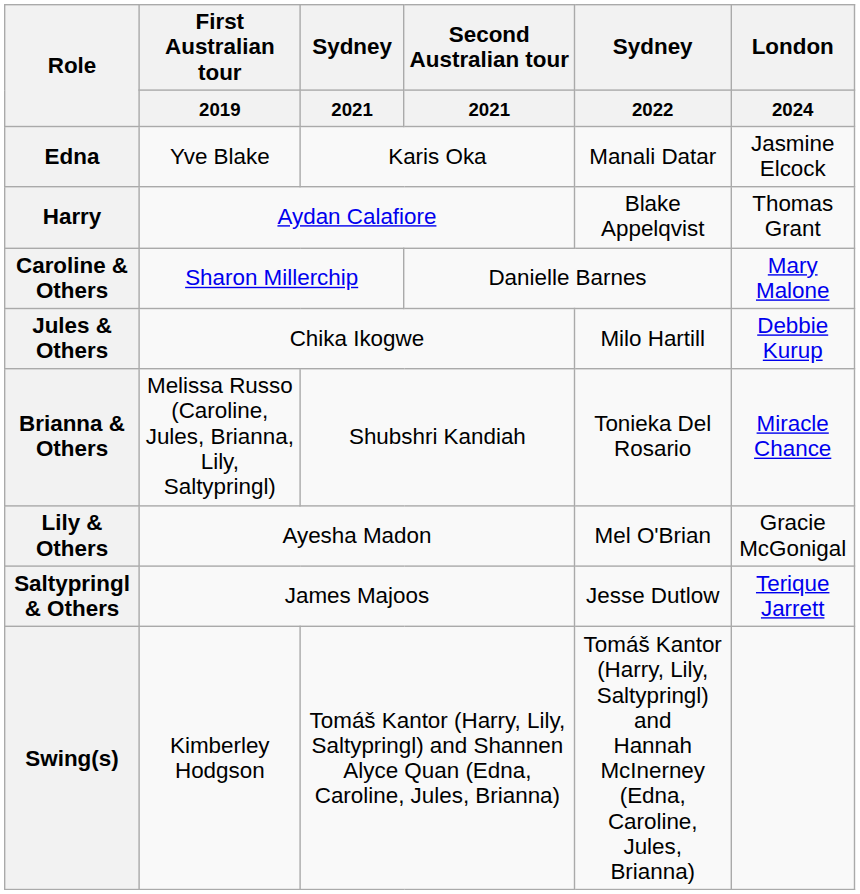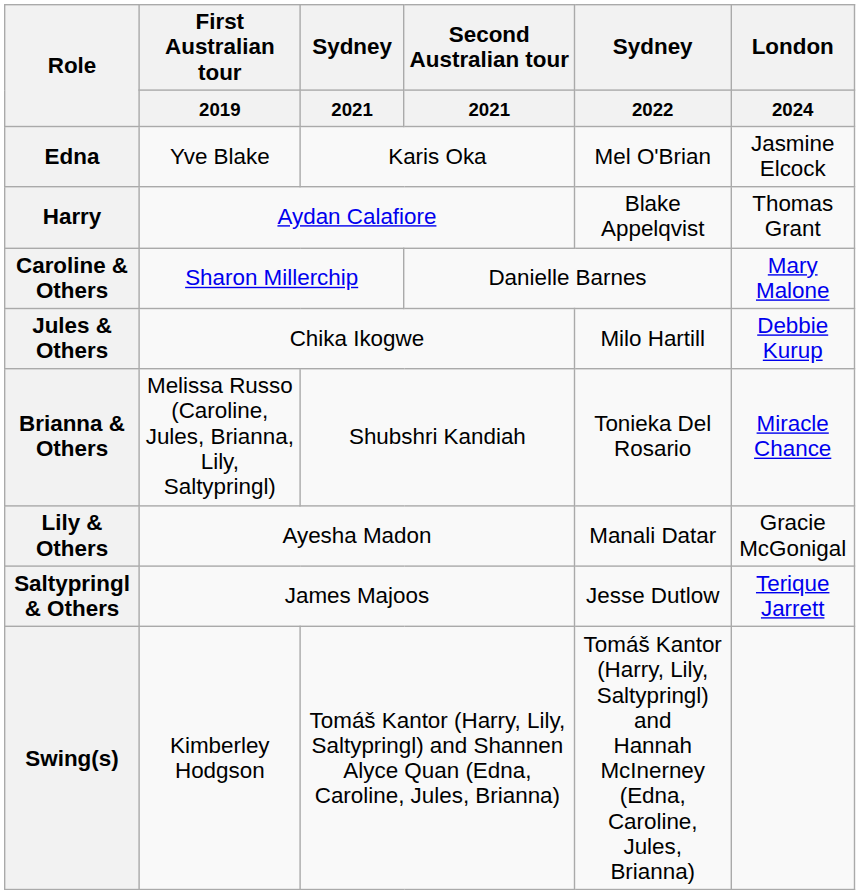(653, 156) Manali Datar -> (653, 156) Mel O'Brian
(653, 535) Mel O'Brian -> (653, 535) Manali Datar
